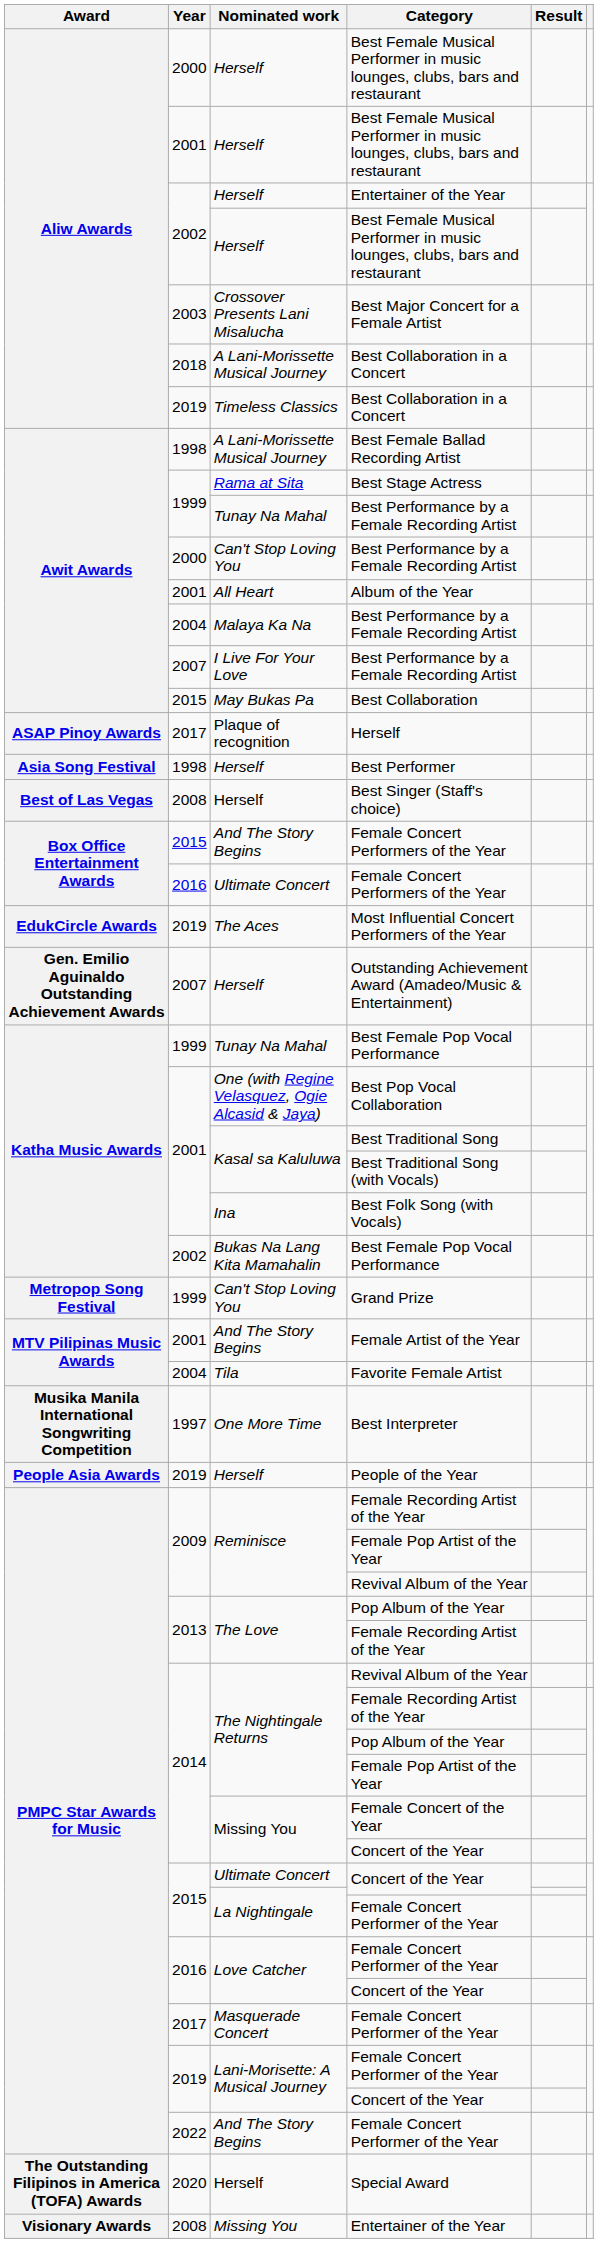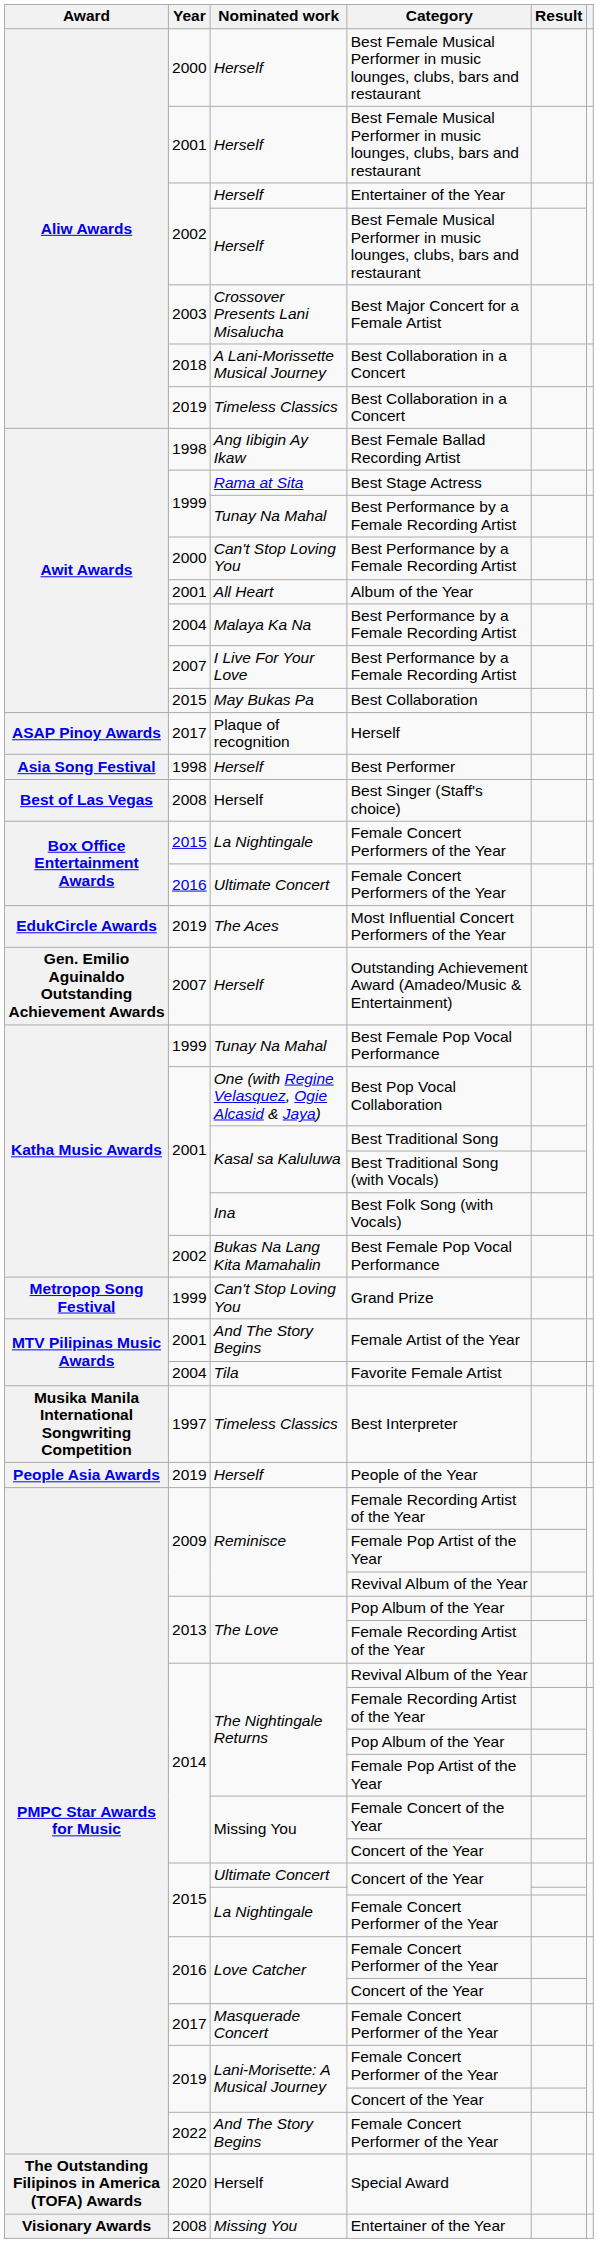(274, 449) A Lani-Morissette Musical Journey -> (261, 449) Ang Iibigin Ay Ikaw
(263, 842) And The Story Begins -> (263, 842) La Nightingale
(268, 1424) One More Time -> (276, 1424) Timeless Classics
